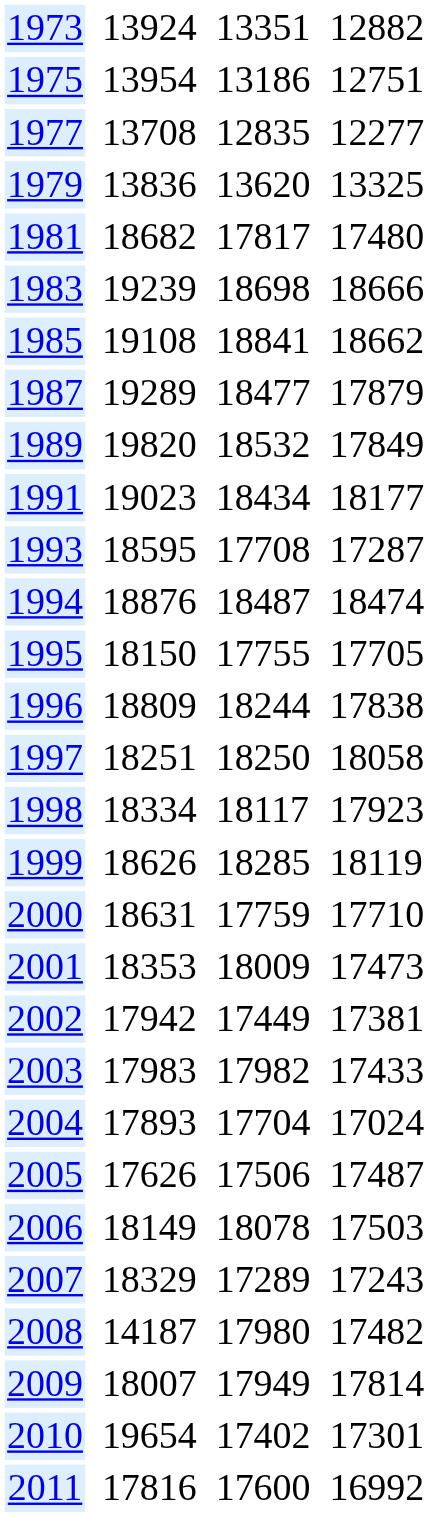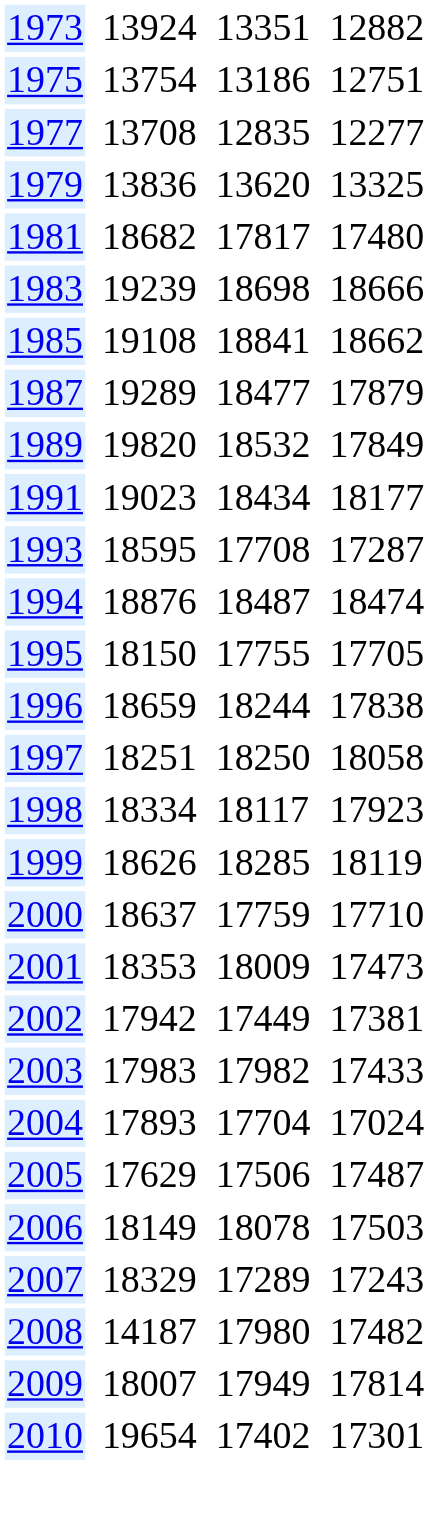(149, 79) 13954 -> (149, 79) 13754
(149, 705) 18809 -> (149, 705) 18659
(149, 914) 18631 -> (149, 914) 18637
(149, 1174) 17626 -> (149, 1174) 17629
- row: (45, 1487)
